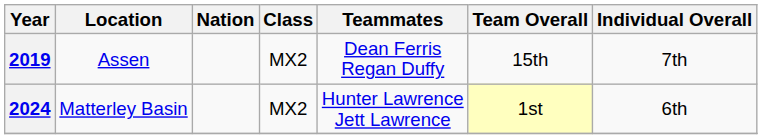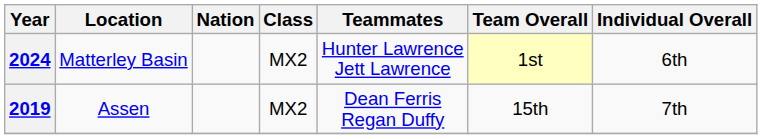rows swapped: (30, 59) <-> (30, 109)
